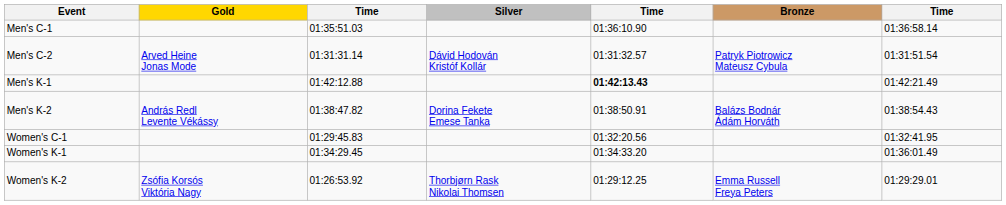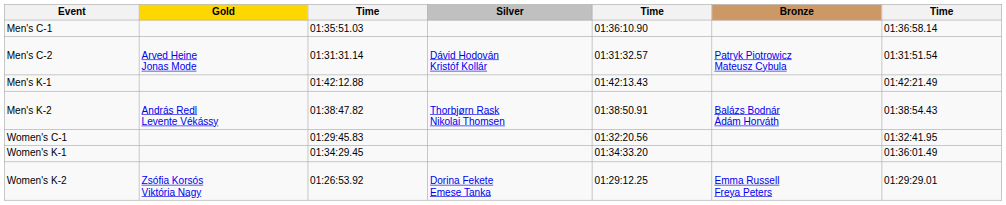(620, 83) bold -> (621, 83) normal
(461, 116) Dorina Fekete Emese Tanka -> (467, 116) Thorbjørn Rask Nikolai Thomsen
(466, 186) Thorbjørn Rask Nikolai Thomsen -> (462, 186) Dorina Fekete Emese Tanka
